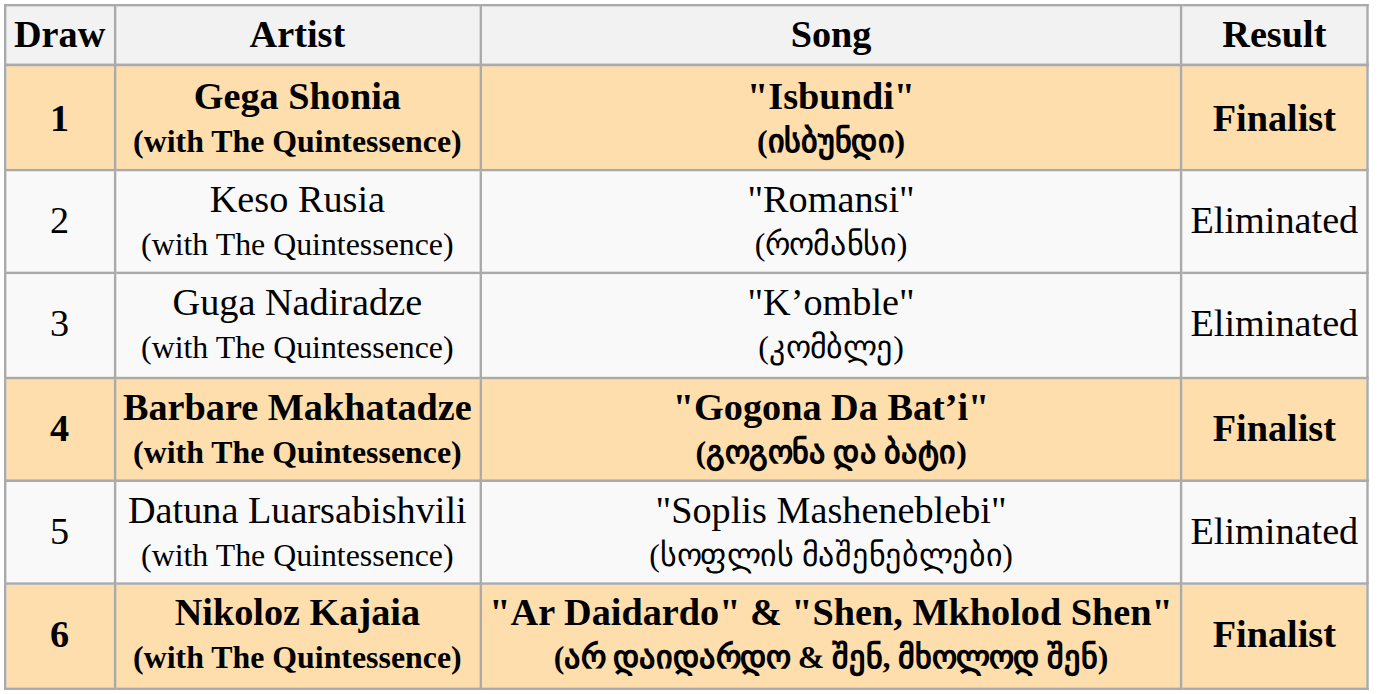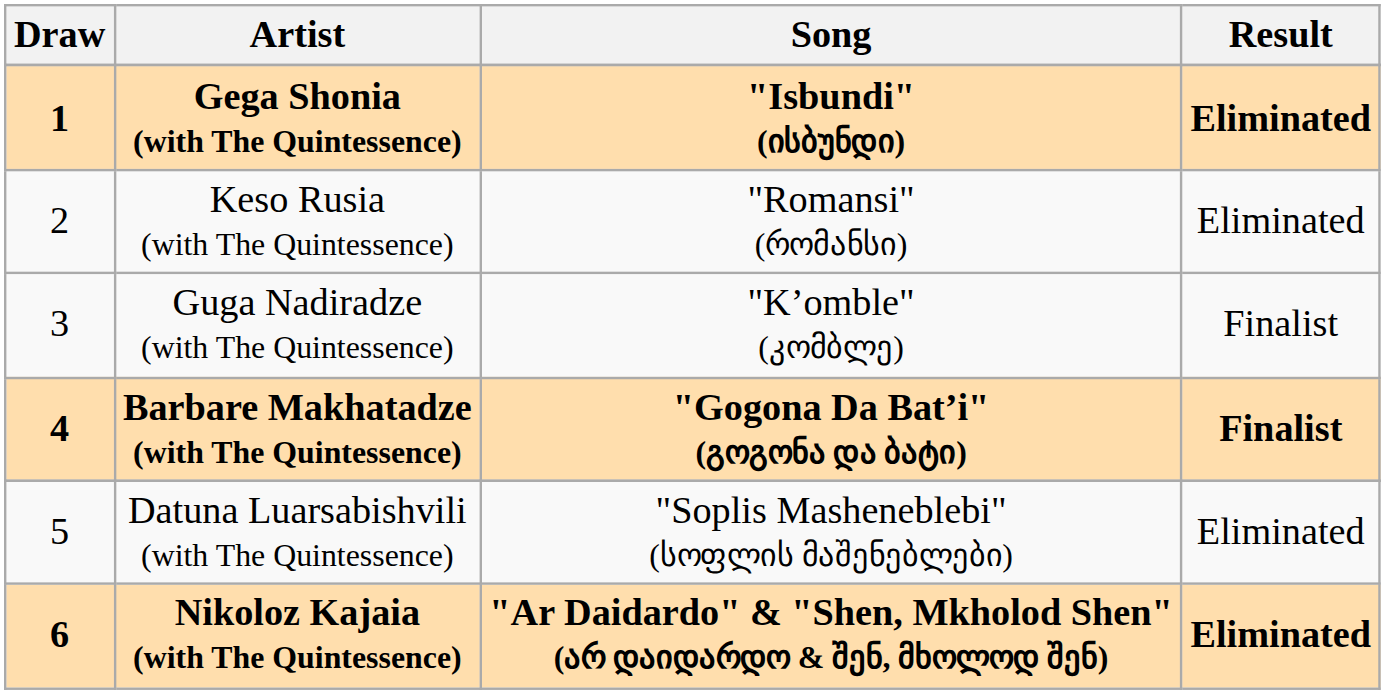(1274, 116) Finalist -> (1281, 116) Eliminated
(1274, 324) Eliminated -> (1281, 324) Finalist
(1274, 635) Finalist -> (1281, 635) Eliminated
